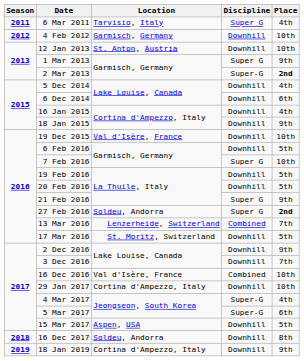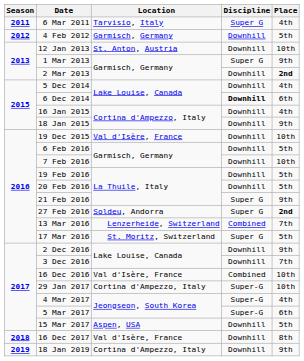(286, 36) 10th -> (286, 36) 5th
(247, 74) Super-G -> (247, 74) Downhill
(247, 99) normal -> (247, 99) bold
(247, 162) Super G -> (247, 162) Downhill
(247, 237) Downhill -> (247, 237) Super G
(247, 287) Downhill -> (247, 287) Super-G
(128, 338) Soldeu, Andorra -> (138, 338) Val d'Isère, France
